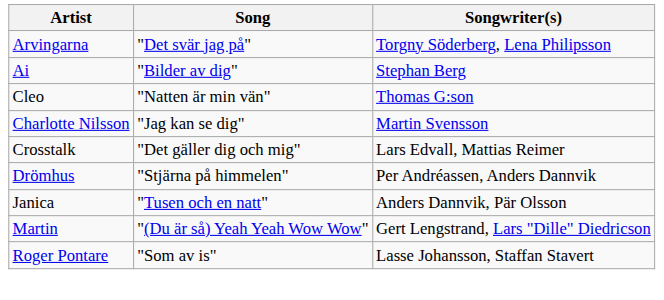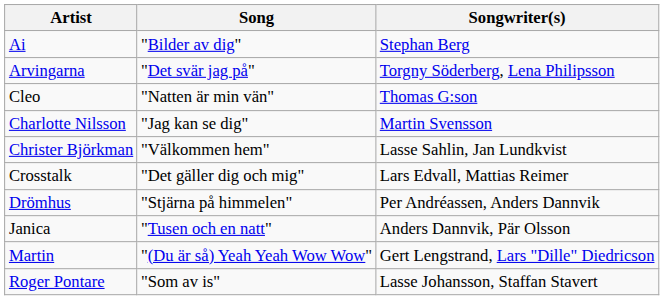rows swapped: (21, 70) <-> (50, 44)
+ row: (71, 149)
